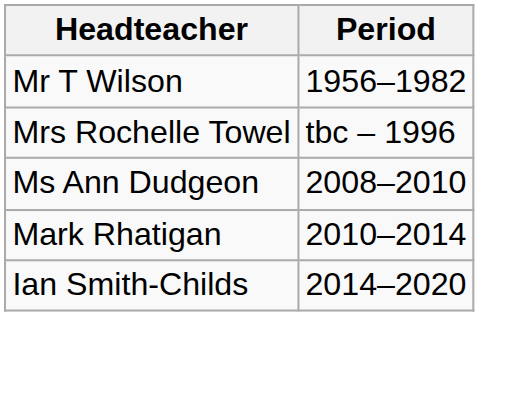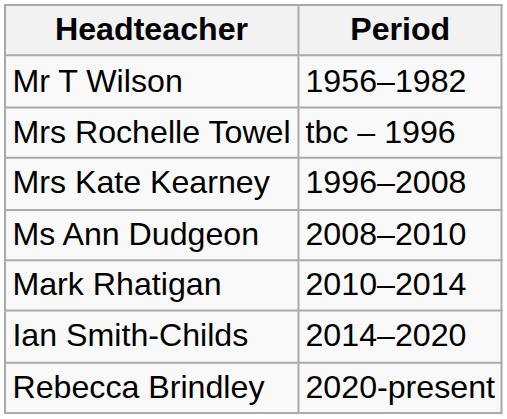+ row: (141, 183)
+ row: (138, 387)
